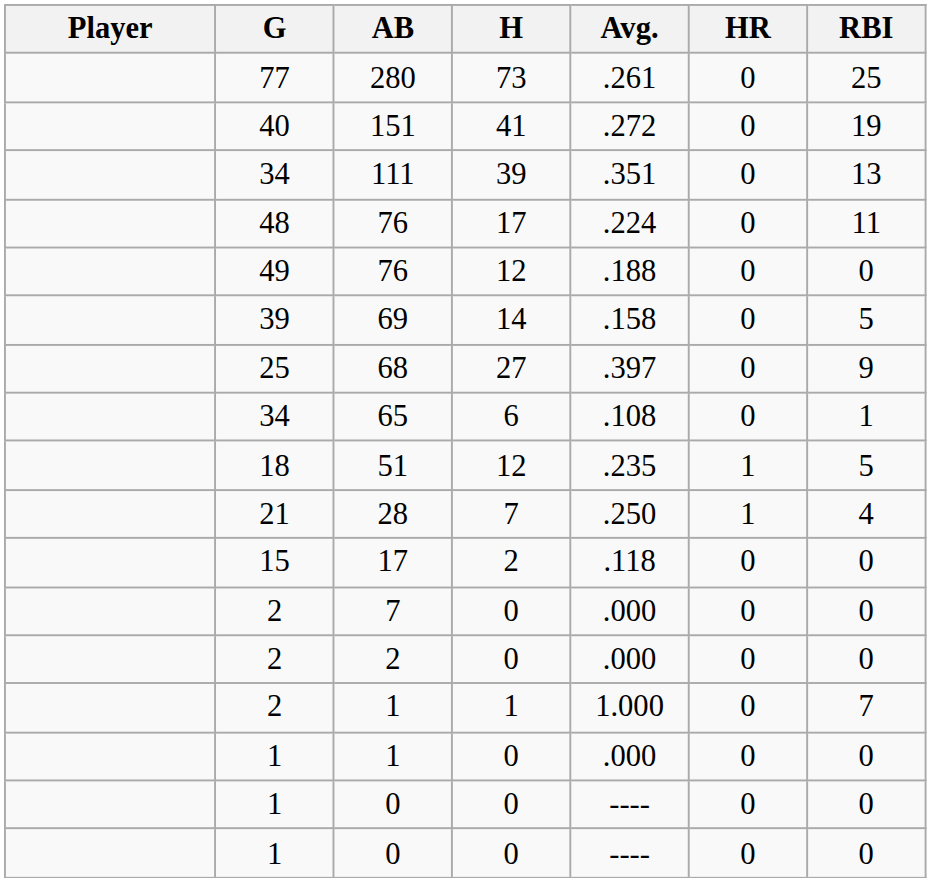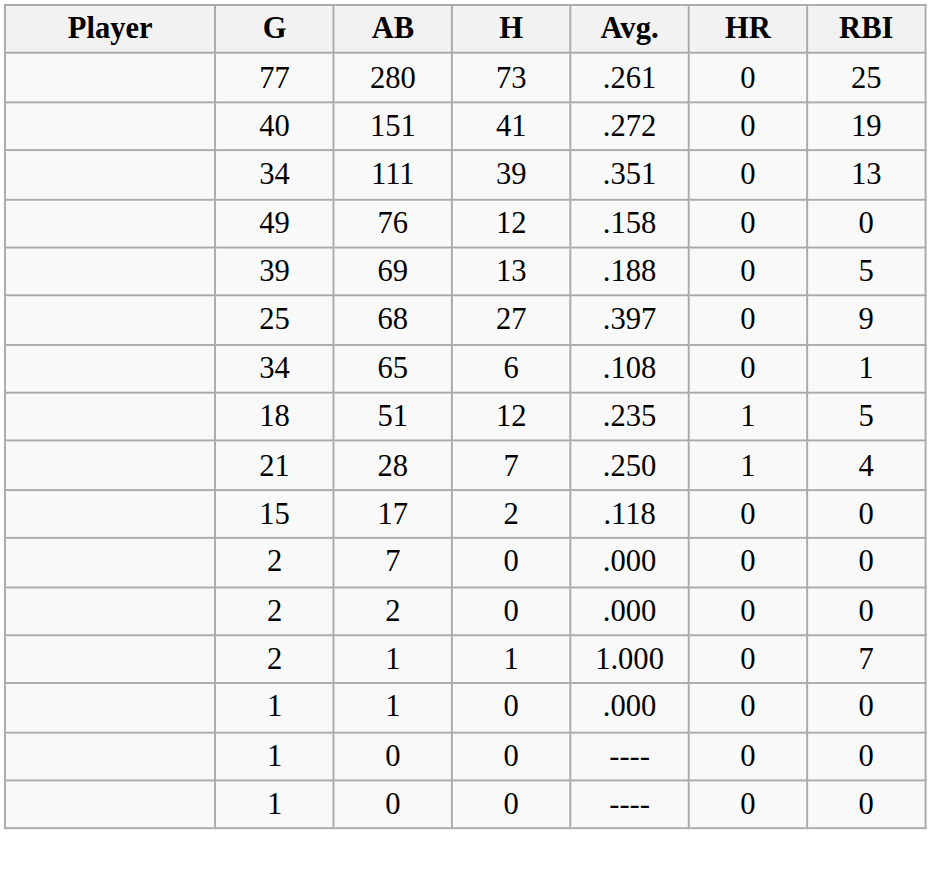- row: (275, 222)
(630, 271) .188 -> (630, 222) .158
(511, 319) 14 -> (511, 271) 13
(630, 319) .158 -> (630, 271) .188
